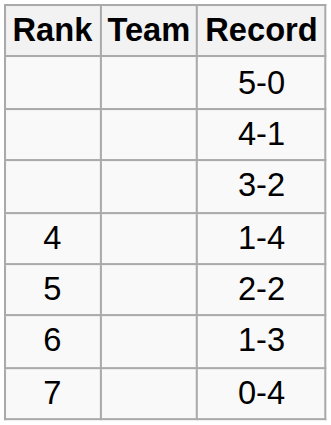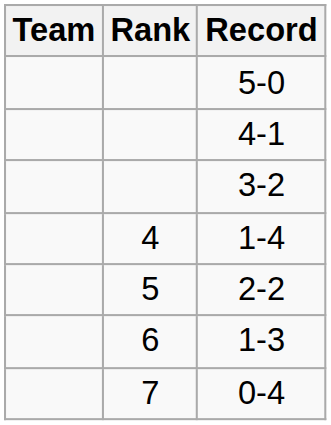columns swapped: (52, 30) <-> (149, 30)
